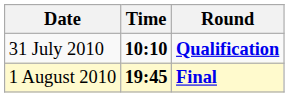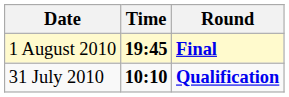rows swapped: (56, 48) <-> (62, 77)
